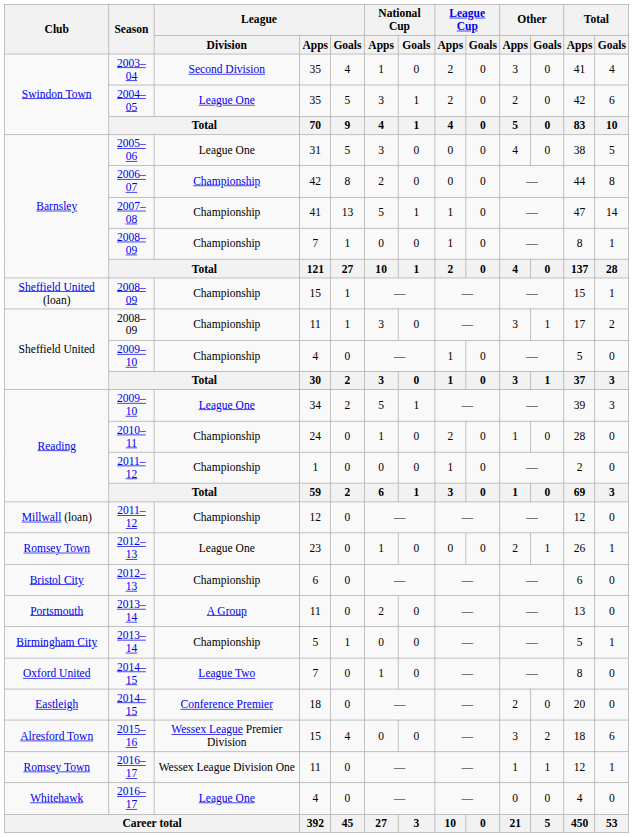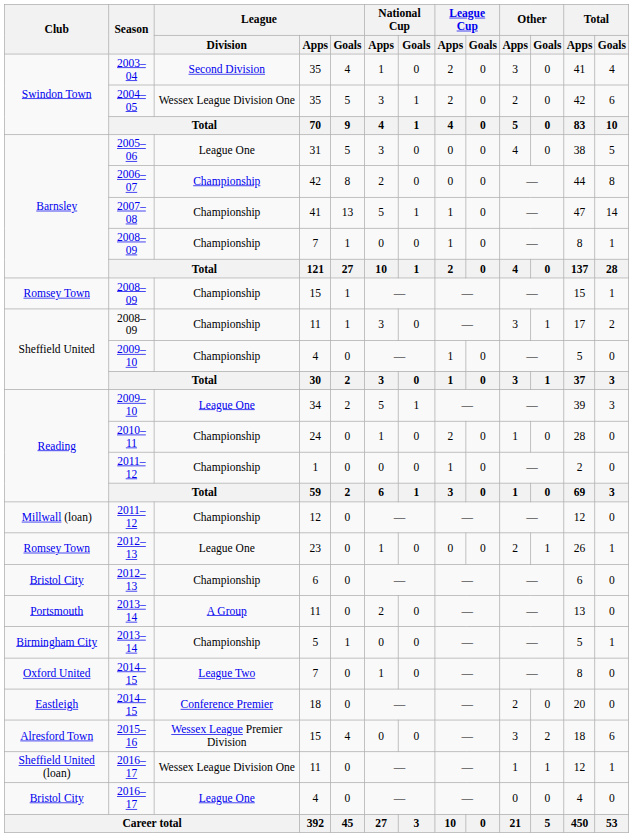(227, 100) League One -> (227, 100) Wessex League Division One
(57, 293) Sheffield United (loan) -> (57, 293) Romsey Town
(57, 767) Romsey Town -> (57, 767) Sheffield United (loan)
(57, 798) Whitehawk -> (57, 798) Bristol City
